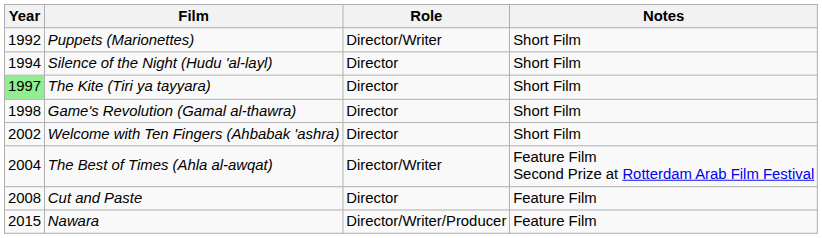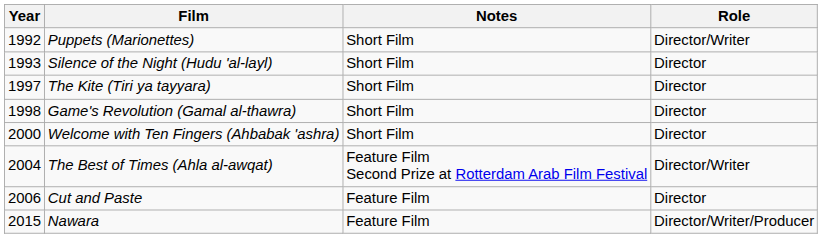columns swapped: (426, 16) <-> (664, 16)
(24, 63) 1994 -> (24, 63) 1993
(24, 87) lightgreen background -> (24, 87) no background
(24, 134) 2002 -> (24, 134) 2000
(24, 198) 2008 -> (24, 198) 2006
